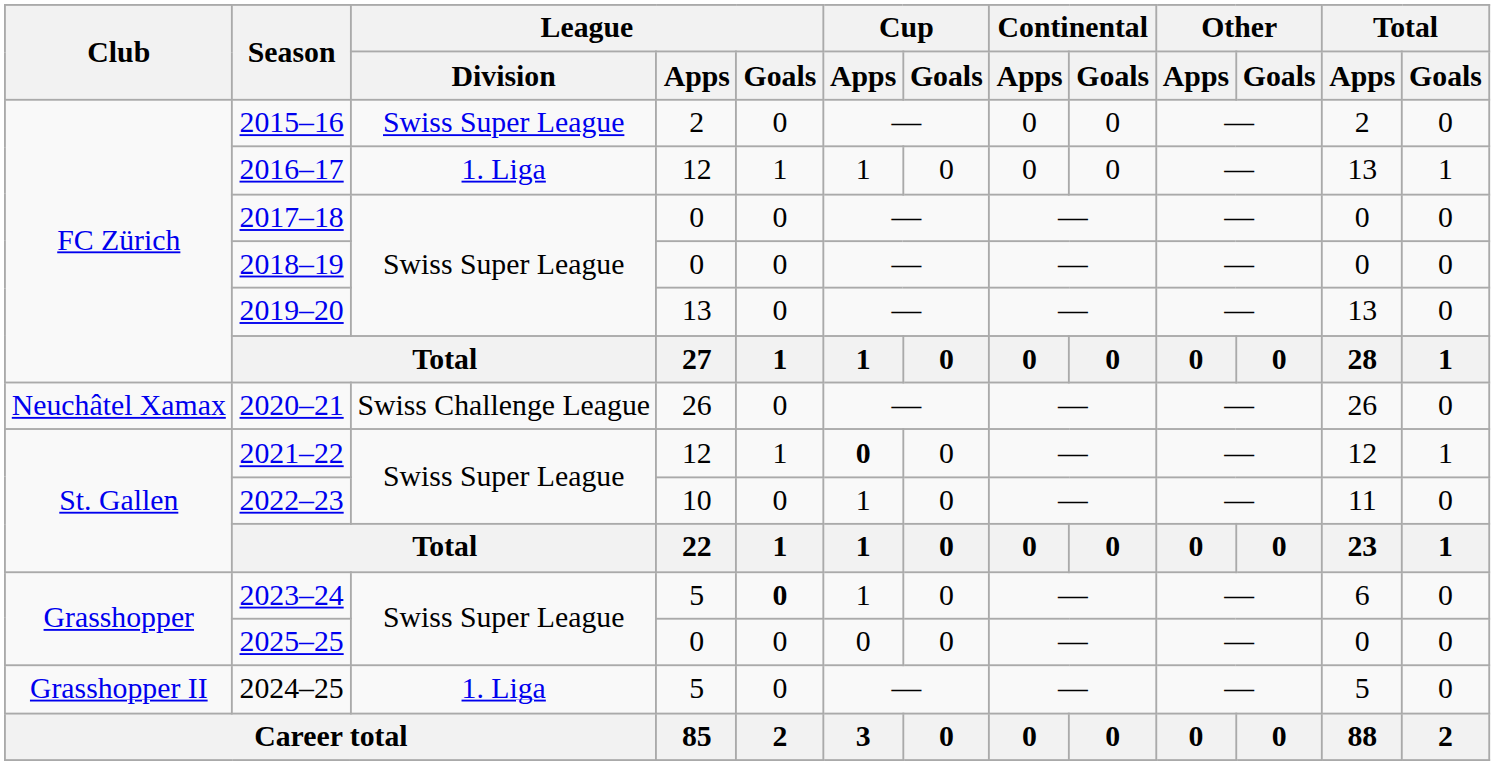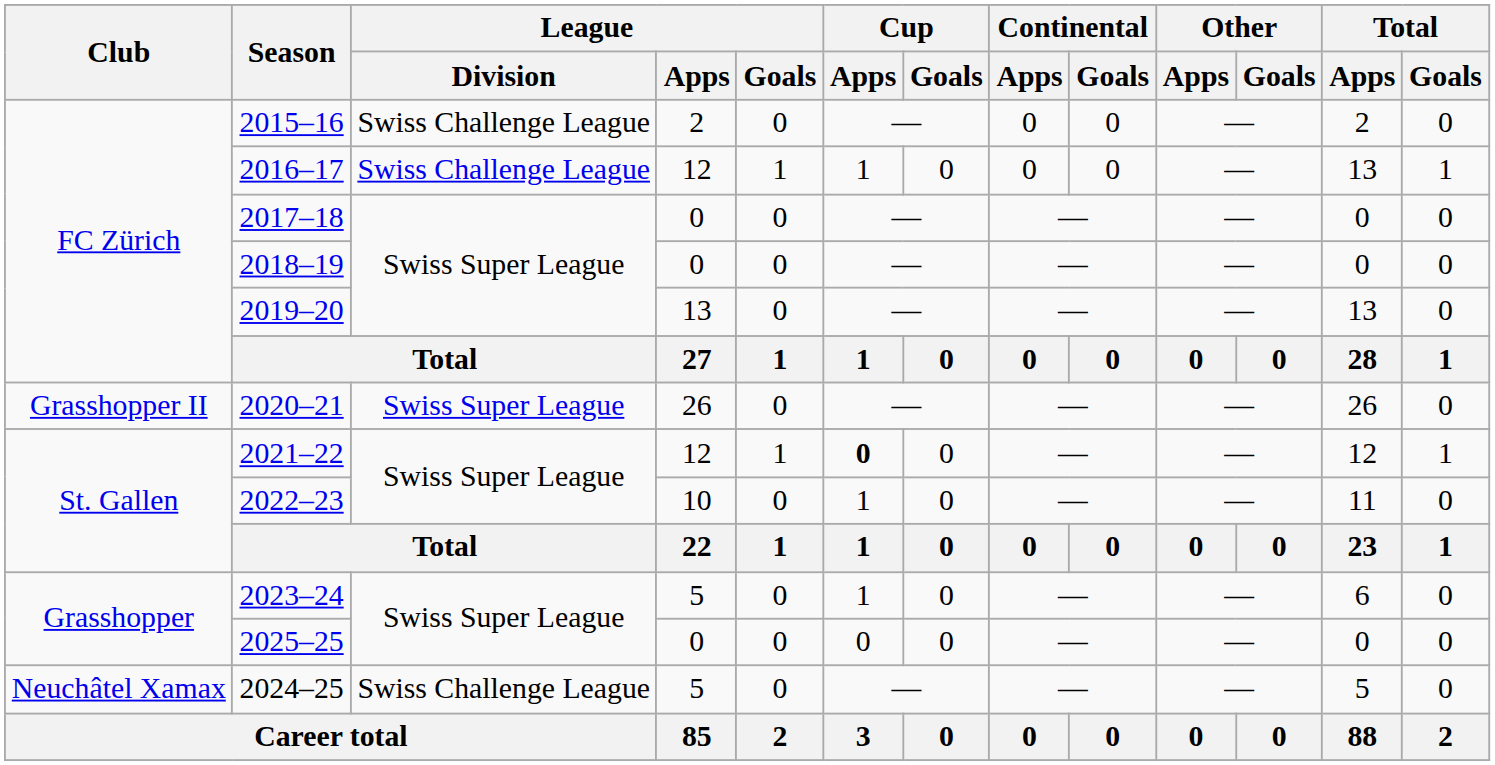(504, 122) Swiss Super League -> (504, 122) Swiss Challenge League
(504, 169) 1. Liga -> (504, 169) Swiss Challenge League
(119, 405) Neuchâtel Xamax -> (119, 405) Grasshopper II
(504, 405) Swiss Challenge League -> (504, 405) Swiss Super League
(780, 594) bold -> (780, 594) normal
(119, 688) Grasshopper II -> (119, 688) Neuchâtel Xamax
(504, 688) 1. Liga -> (504, 688) Swiss Challenge League
